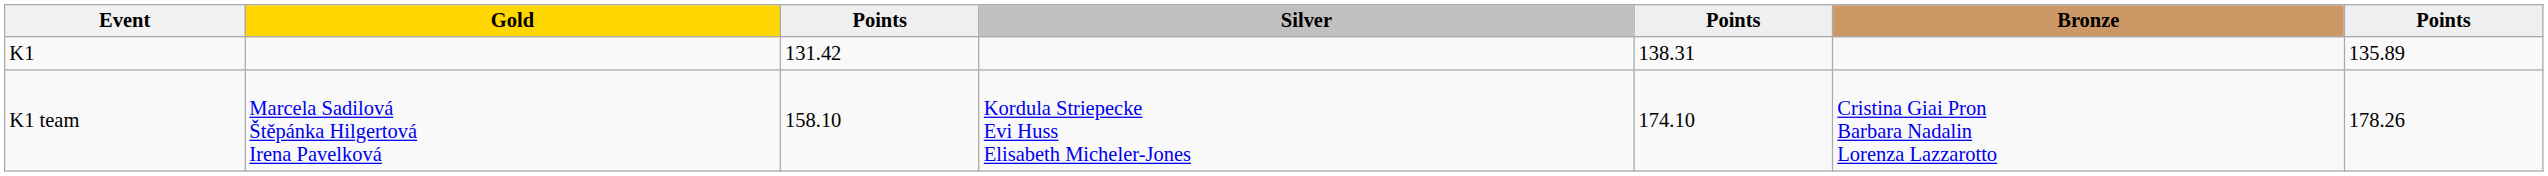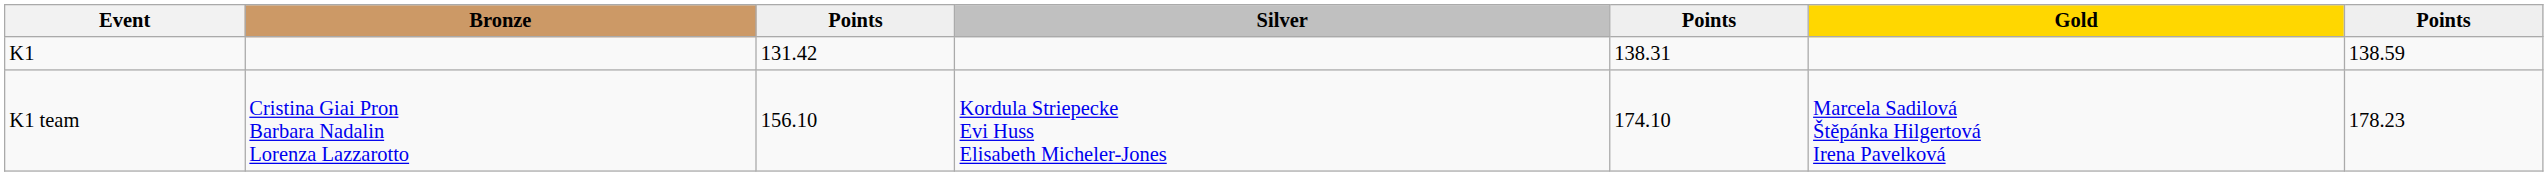columns swapped: (512, 20) <-> (2088, 20)
(2377, 53) 135.89 -> (2377, 53) 138.59
(813, 120) 158.10 -> (789, 120) 156.10
(2377, 120) 178.26 -> (2377, 120) 178.23
